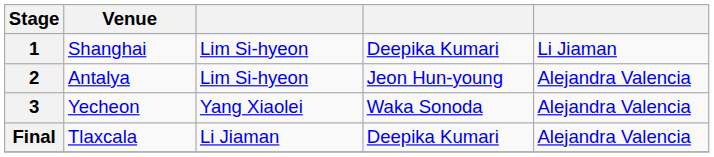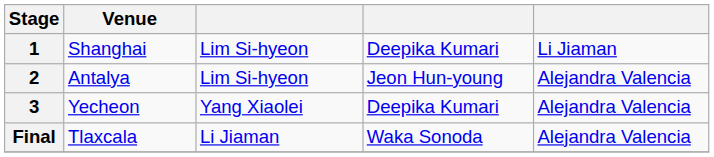(425, 107) Waka Sonoda -> (433, 107) Deepika Kumari
(433, 136) Deepika Kumari -> (425, 136) Waka Sonoda
